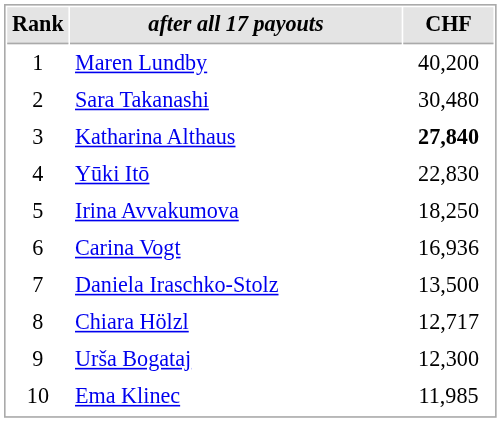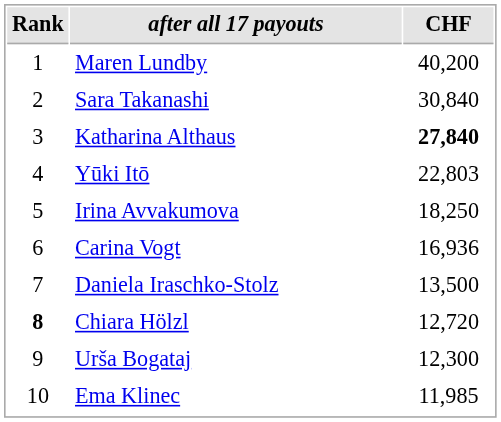(449, 100) 30,480 -> (449, 100) 30,840
(449, 174) 22,830 -> (449, 174) 22,803
(38, 322) normal -> (38, 322) bold
(449, 322) 12,717 -> (449, 322) 12,720
